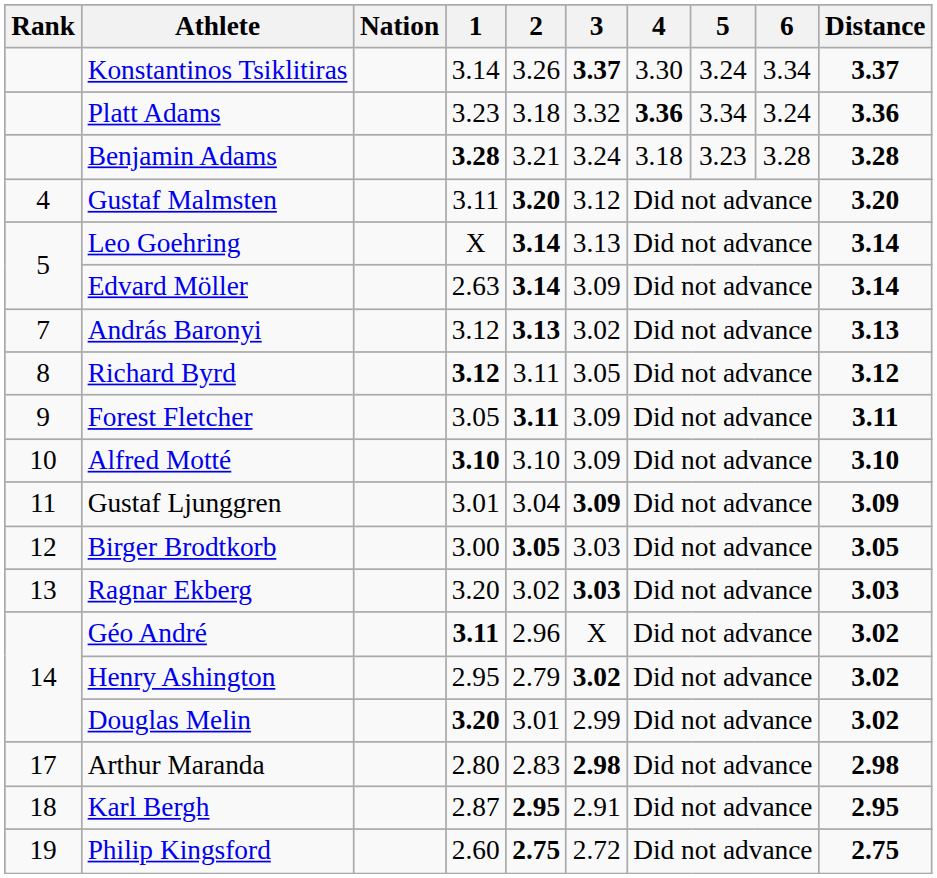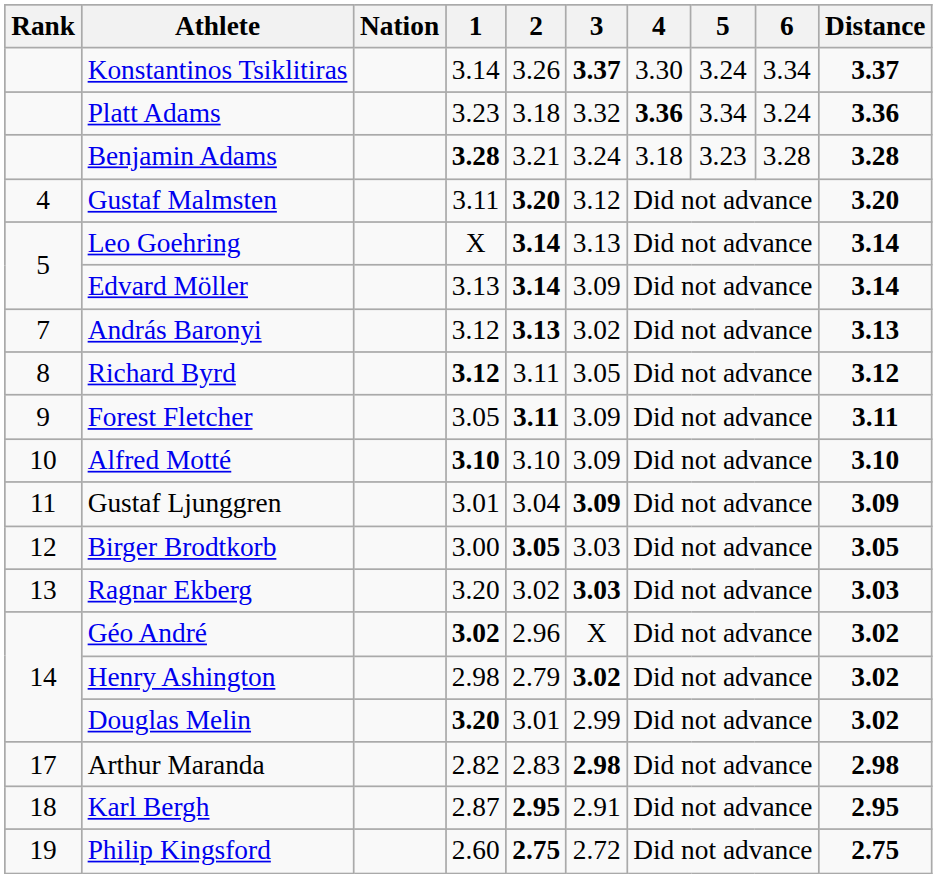(476, 286) 2.63 -> (476, 286) 3.13
(476, 633) 3.11 -> (476, 633) 3.02
(476, 677) 2.95 -> (476, 677) 2.98
(476, 763) 2.80 -> (476, 763) 2.82
